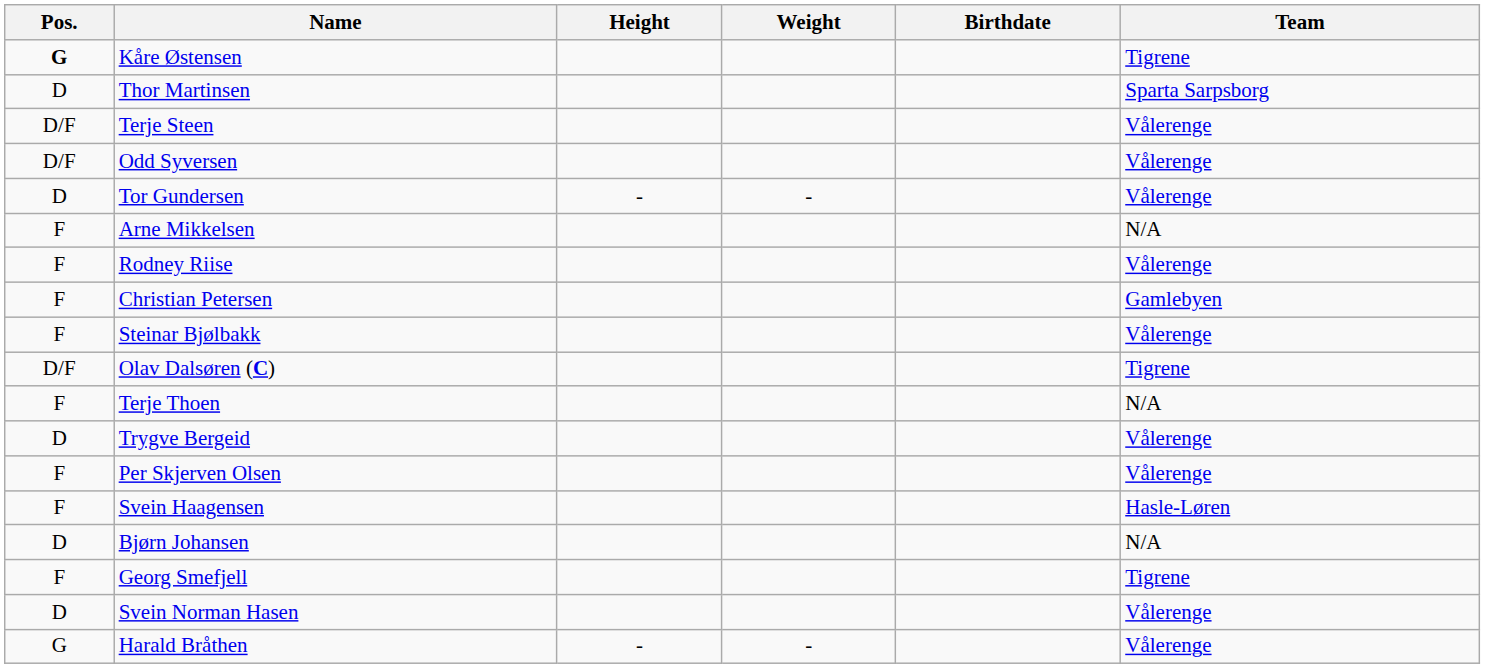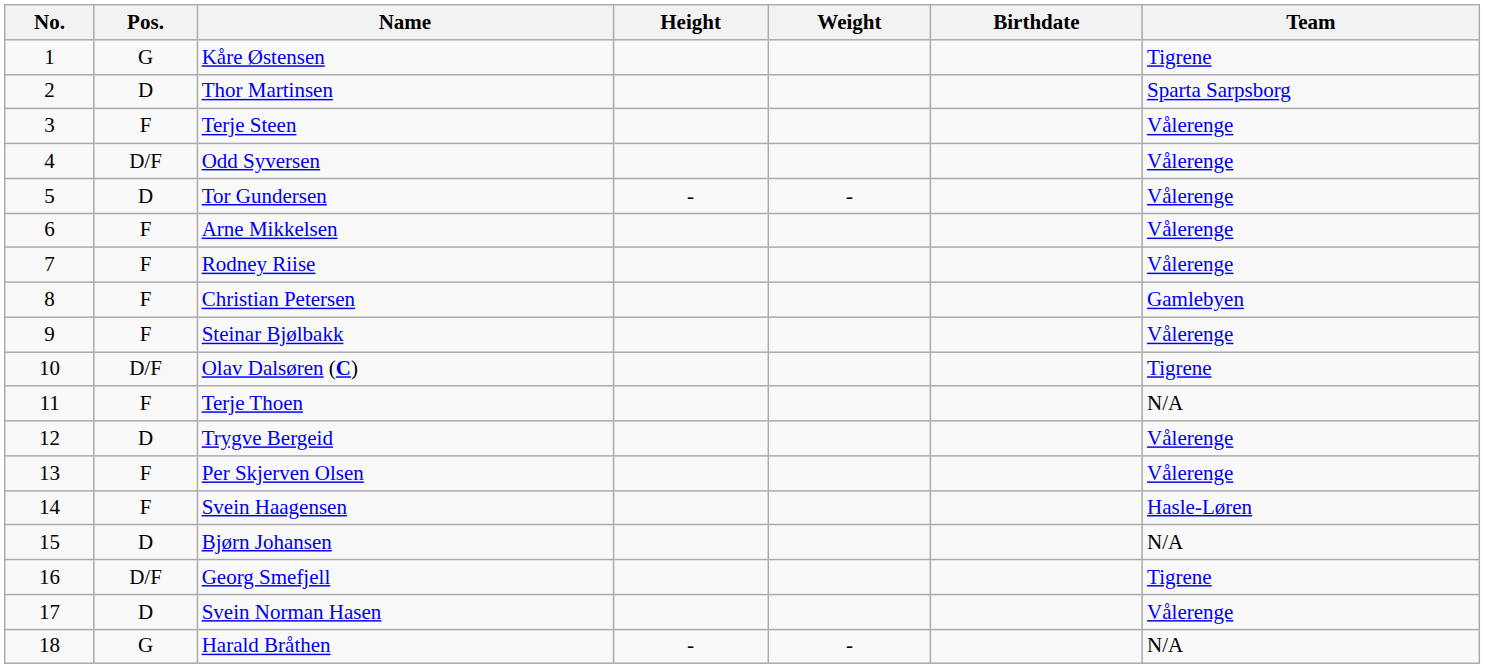+ column: (50, 22)
(59, 56) bold -> (146, 56) normal
(59, 126) D/F -> (146, 126) F
(1143, 230) N/A -> (1190, 230) Vålerenge
(59, 577) F -> (146, 577) D/F
(1168, 646) Vålerenge -> (1165, 646) N/A
